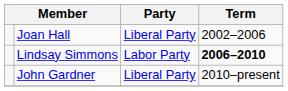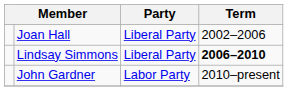(157, 55) Labor Party -> (160, 55) Liberal Party
(160, 75) Liberal Party -> (157, 75) Labor Party
